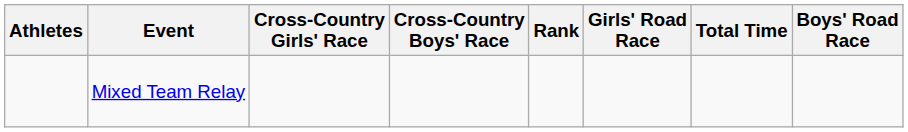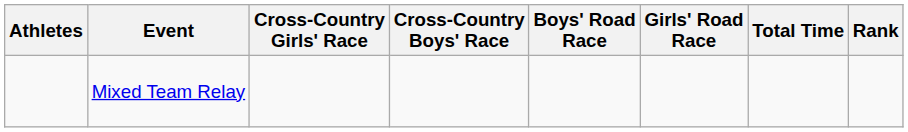columns swapped: (848, 30) <-> (556, 30)
